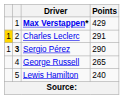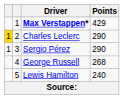(99, 36) 291 -> (99, 36) 290
(17, 49) bold -> (17, 49) normal
(99, 62) 265 -> (99, 62) 268
